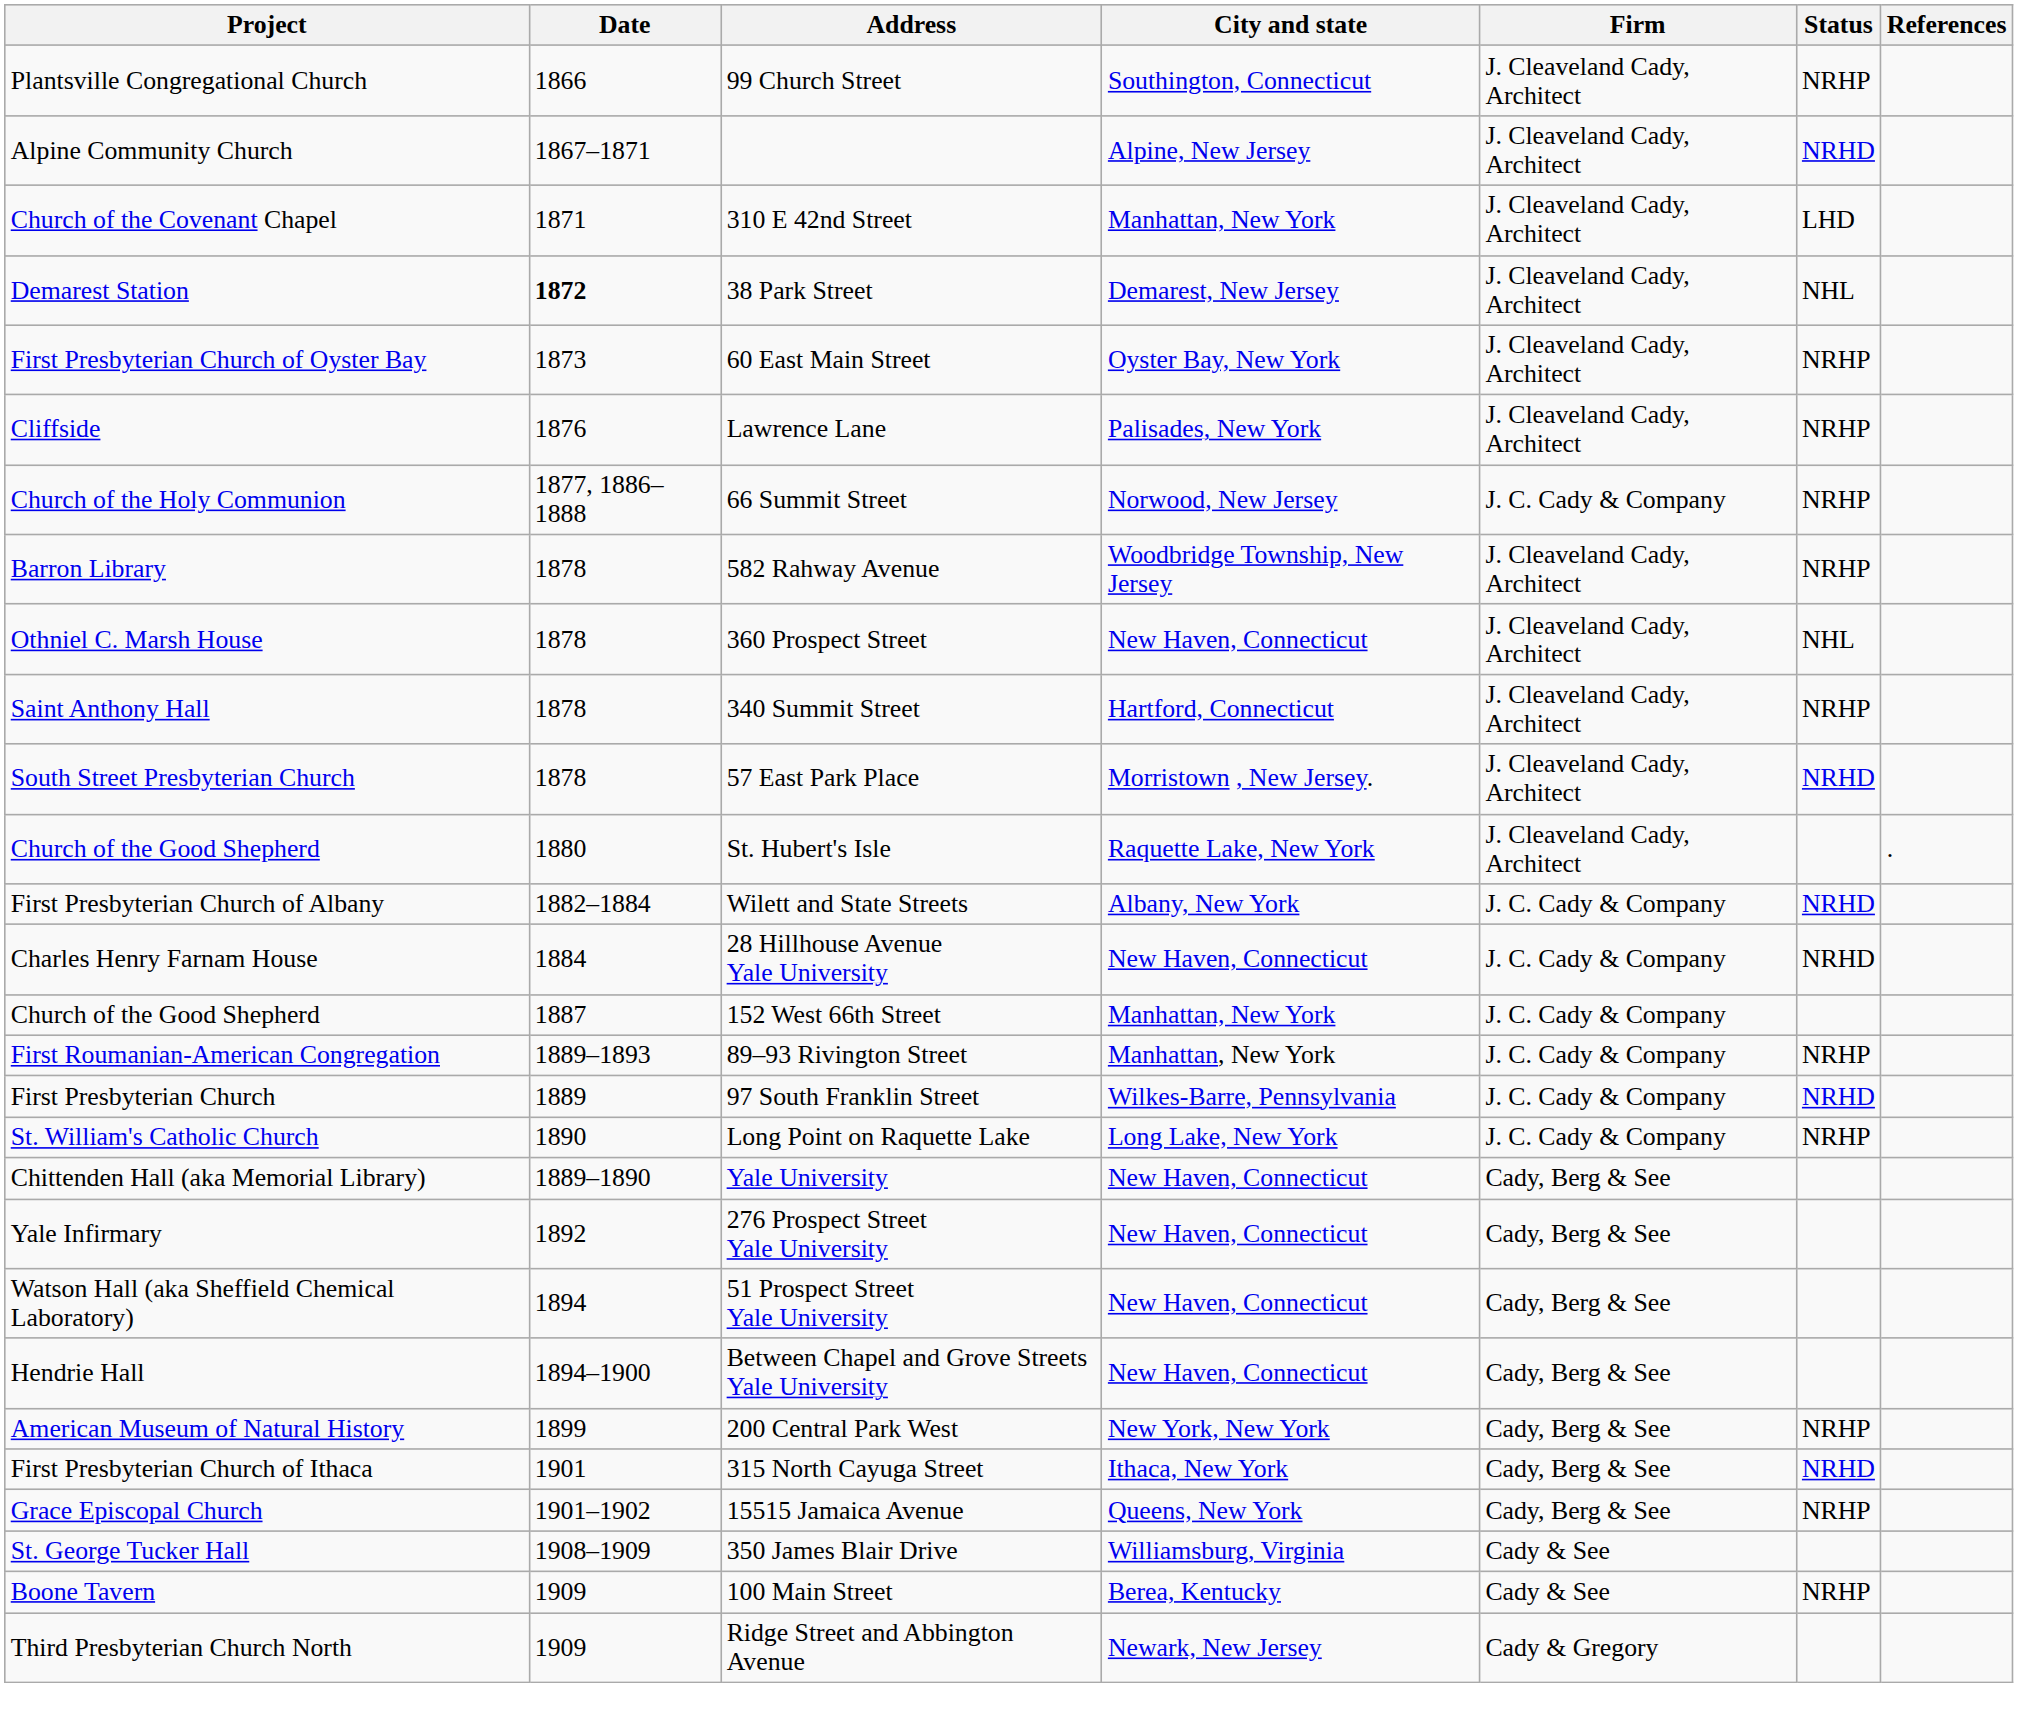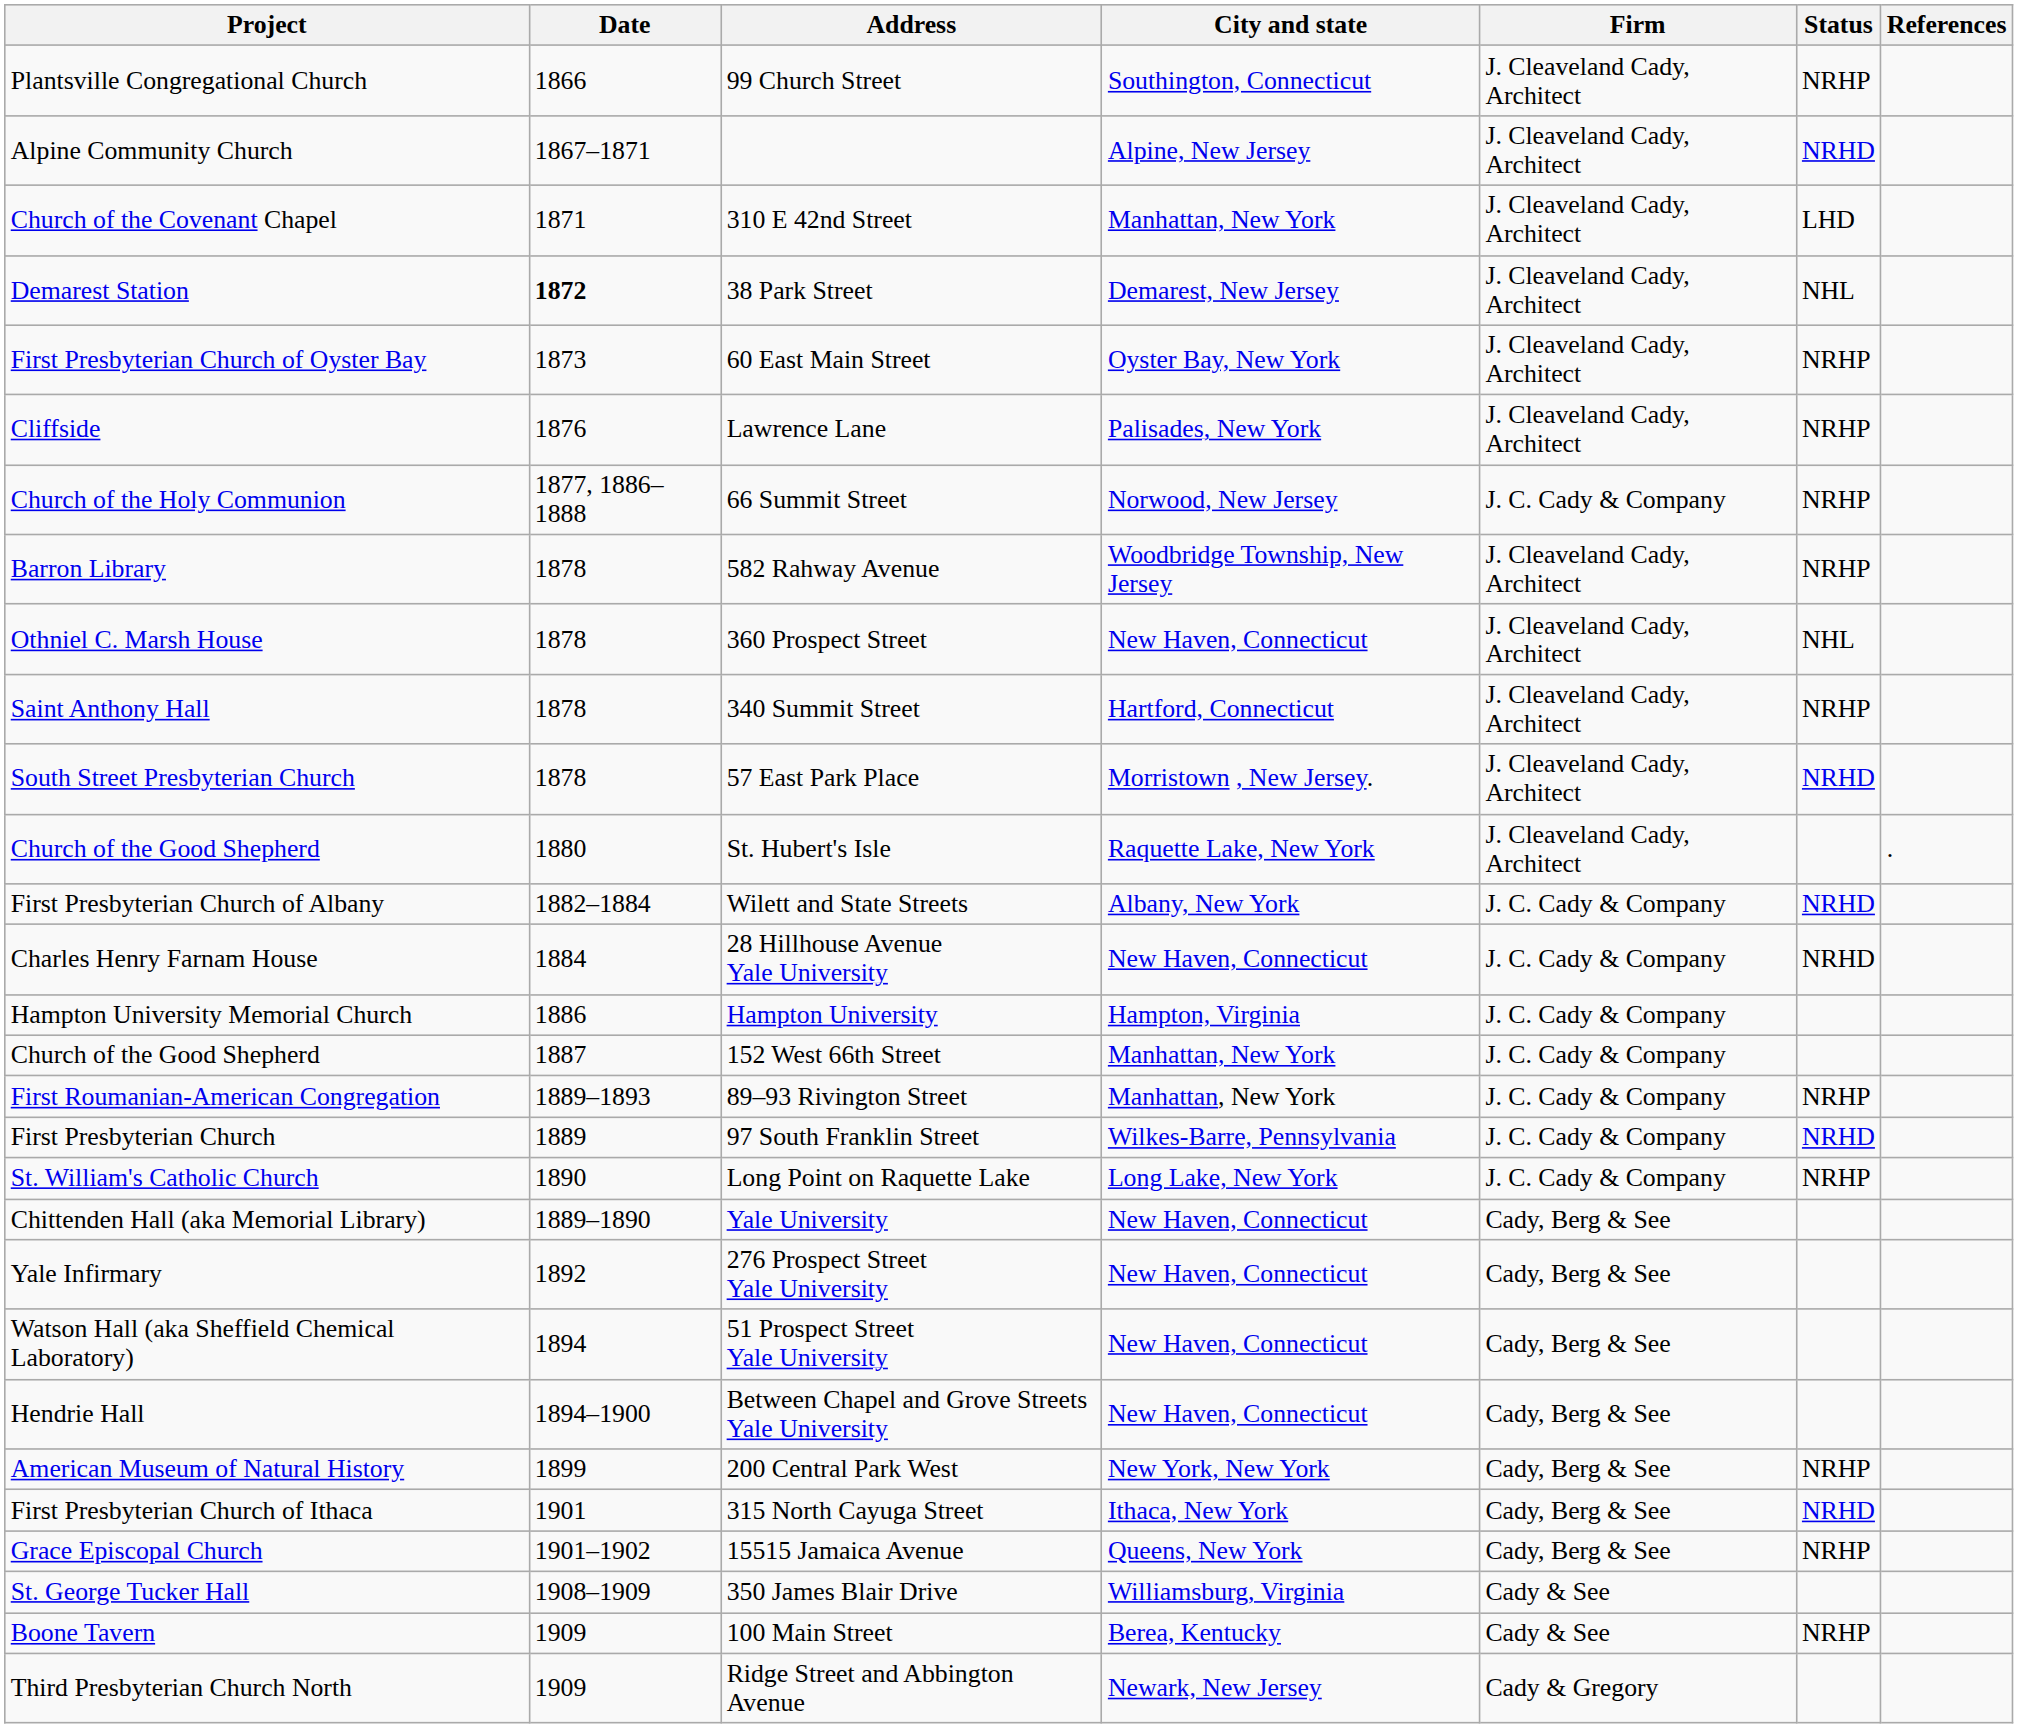+ row: (832, 1014)
